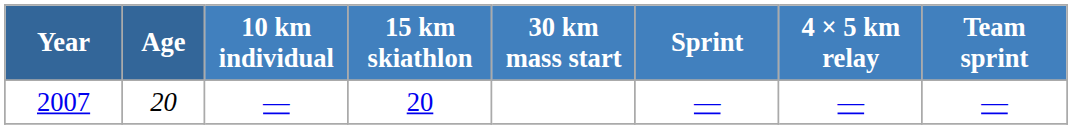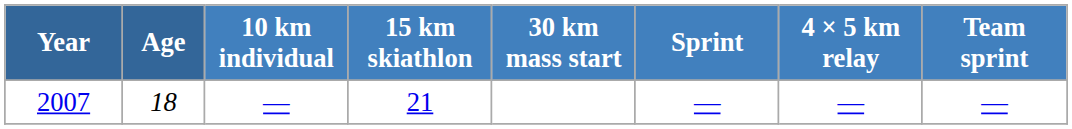(163, 101) 20 -> (163, 101) 18
(420, 101) 20 -> (420, 101) 21
